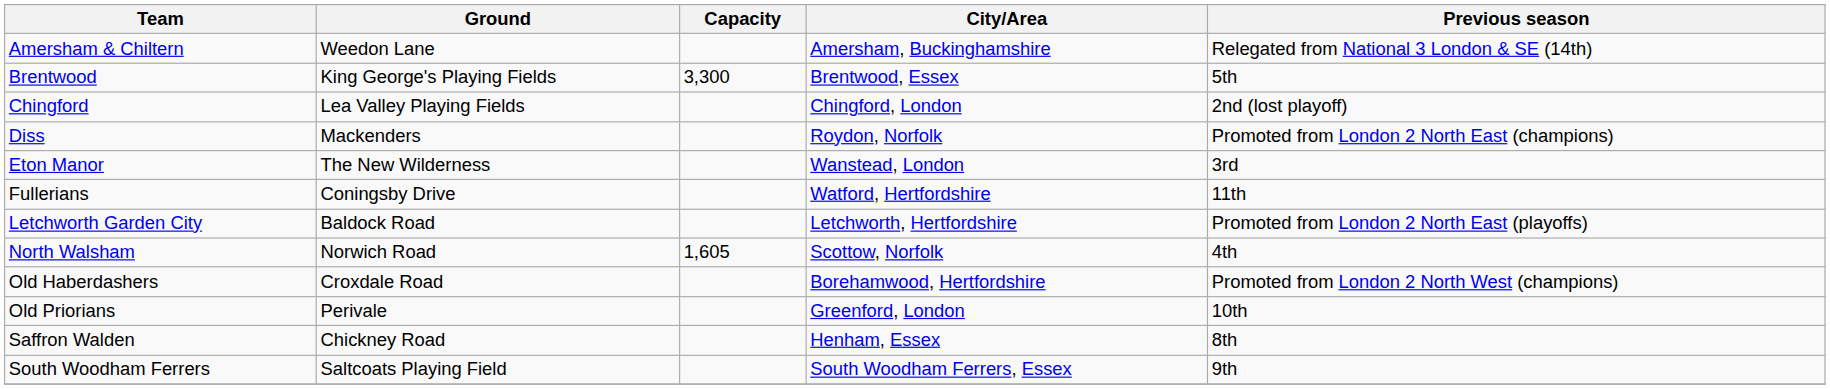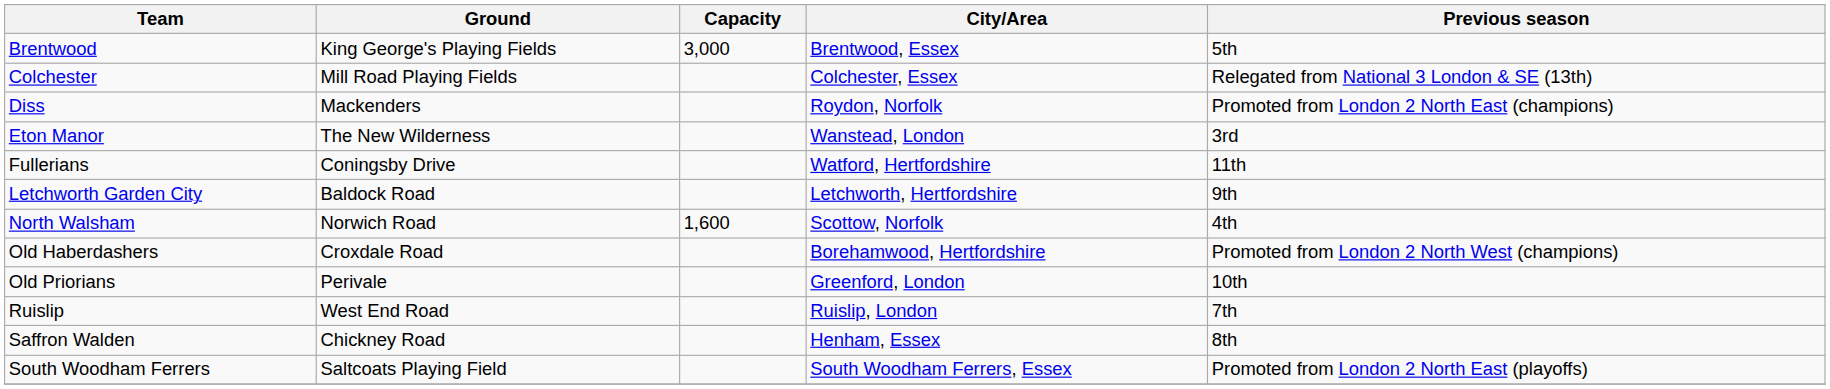- row: (96, 48)
(707, 77) 3,300 -> (707, 48) 3,000
- row: (49, 106)
+ row: (53, 77)
(1400, 223) Promoted from London 2 North East (playoffs) -> (1225, 194) 9th
(707, 252) 1,605 -> (707, 223) 1,600
+ row: (36, 310)
(1225, 369) 9th -> (1400, 369) Promoted from London 2 North East (playoffs)
